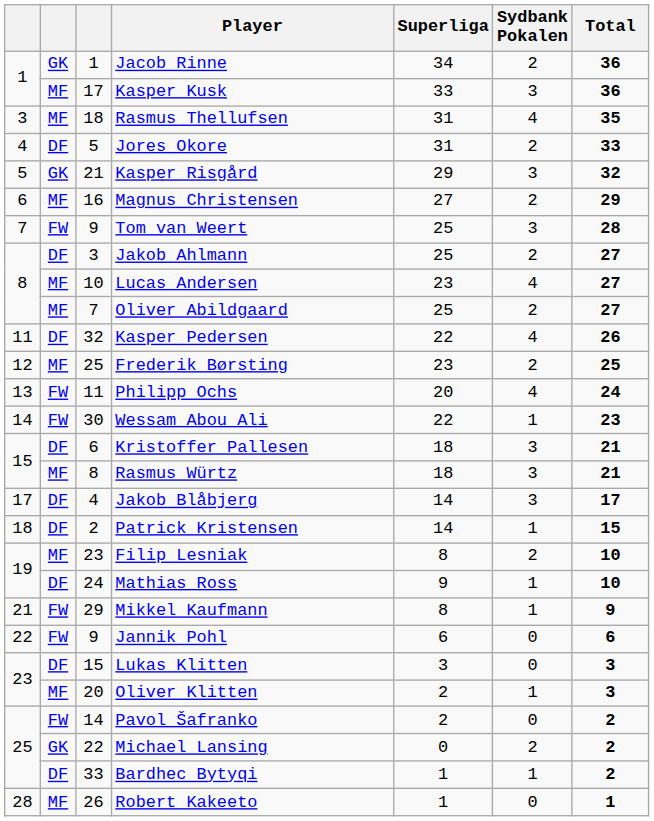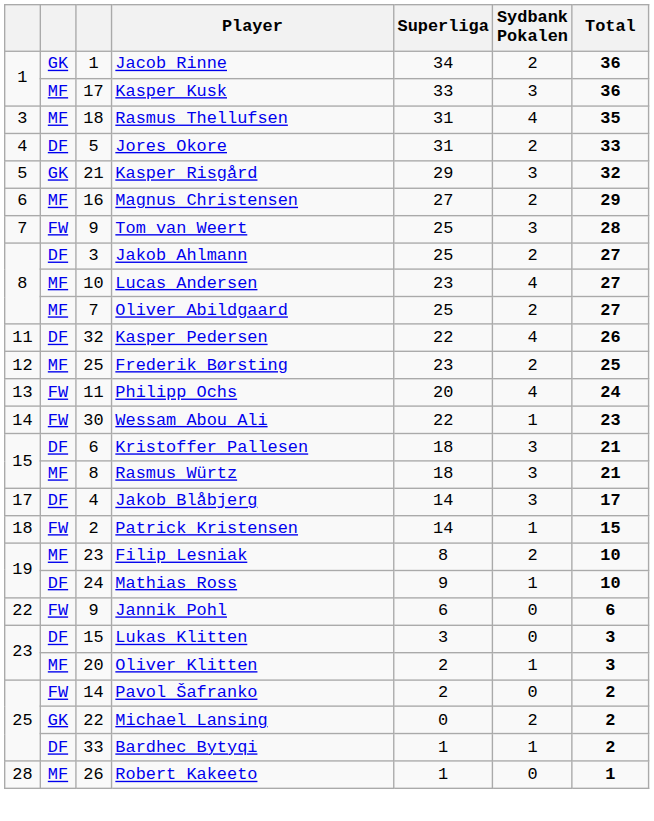(58, 530) DF -> (58, 530) FW
- row: (191, 611)
